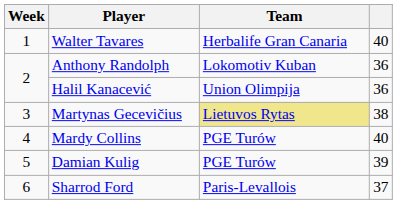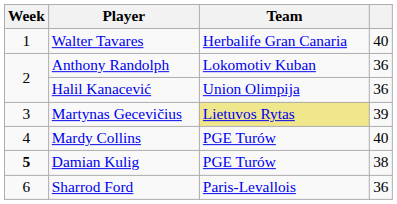(381, 114) 38 -> (381, 114) 39
(26, 162) normal -> (26, 162) bold
(381, 162) 39 -> (381, 162) 38
(381, 187) 37 -> (381, 187) 36
